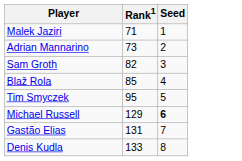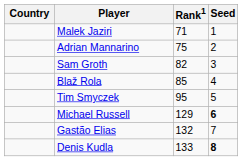+ column: (29, 14)
(131, 48) 73 -> (181, 48) 75
(134, 131) 131 -> (184, 131) 132
(163, 147) normal -> (214, 147) bold
